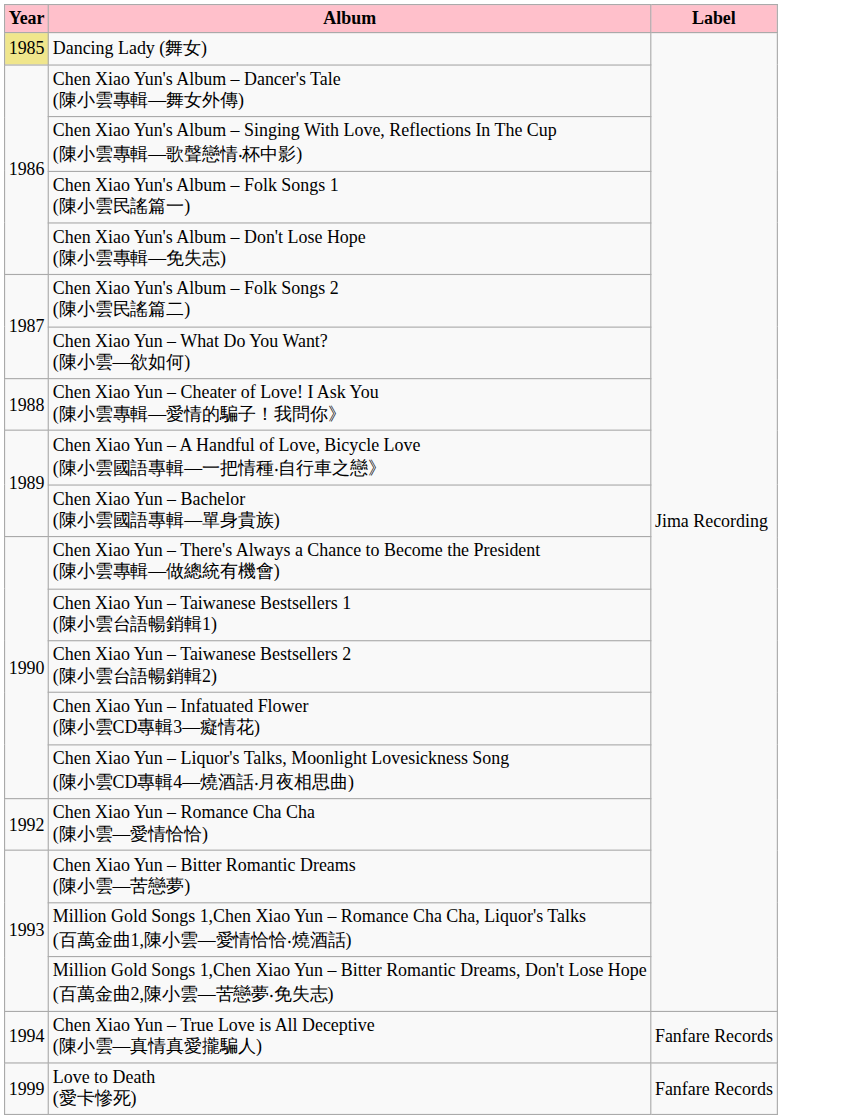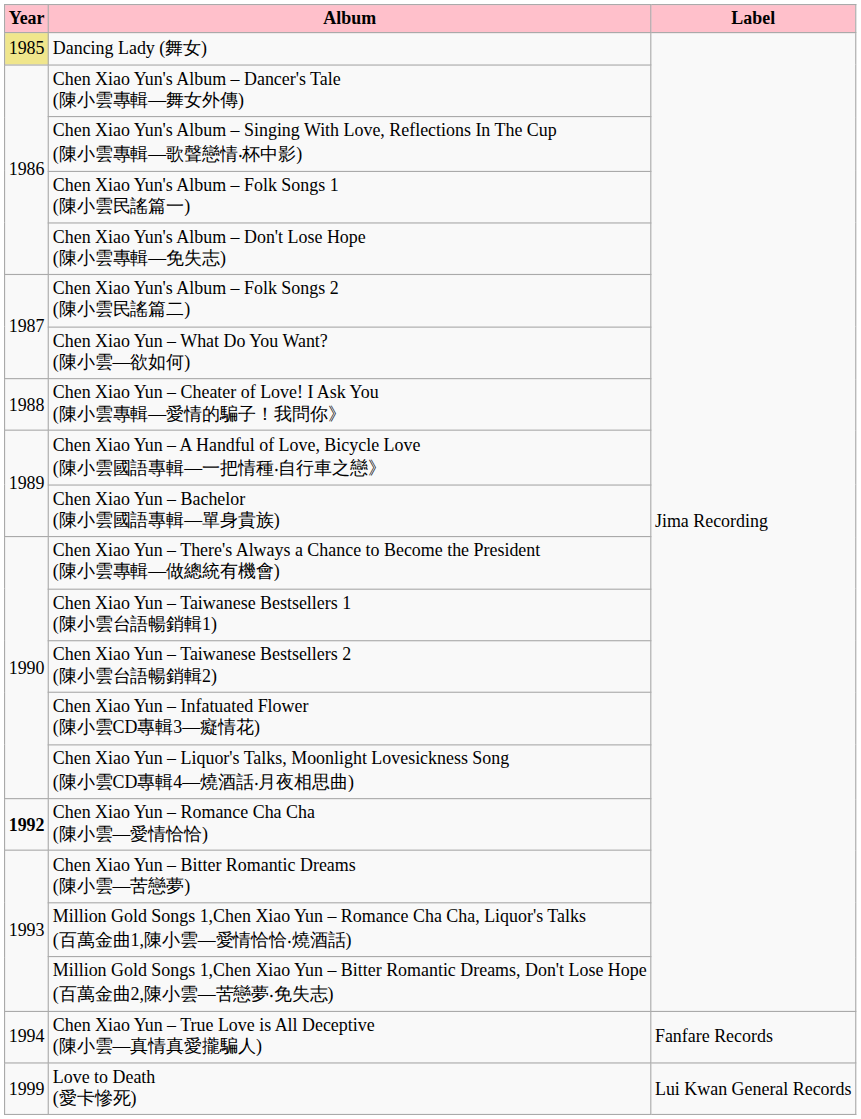(27, 824) normal -> (27, 824) bold
(714, 1088) Fanfare Records -> (753, 1088) Lui Kwan General Records
